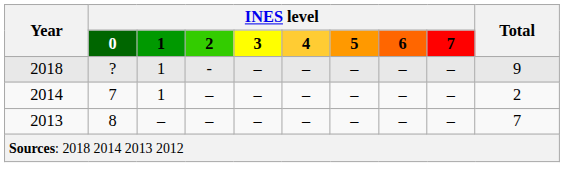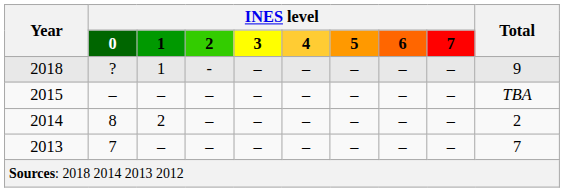+ row: (47, 95)
(113, 95) 7 -> (113, 120) 8
(161, 95) 1 -> (161, 120) 2
(113, 120) 8 -> (113, 146) 7
